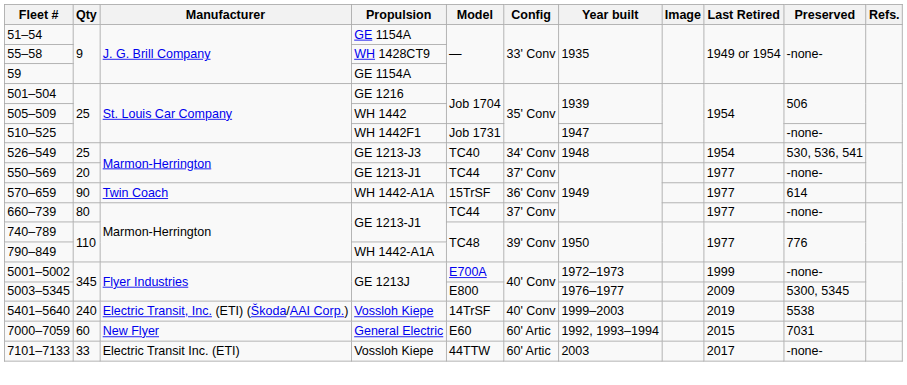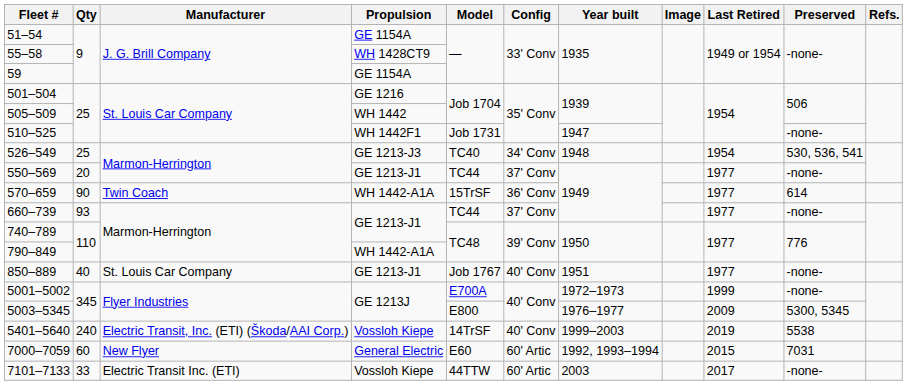(83, 213) 80 -> (83, 213) 93
+ row: (32, 272)
